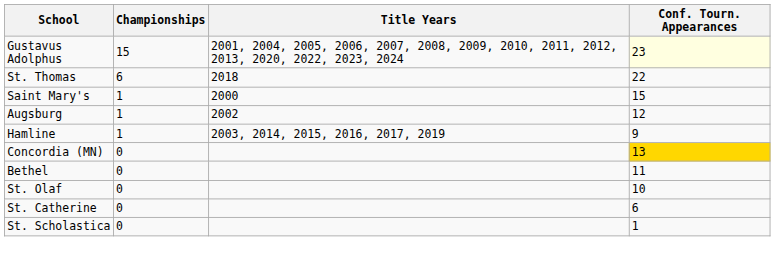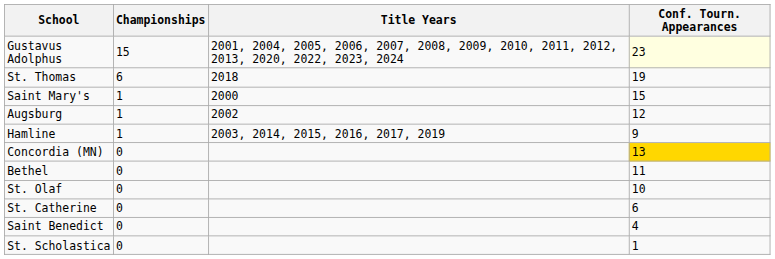(639, 77) 22 -> (639, 77) 19
+ row: (55, 227)
